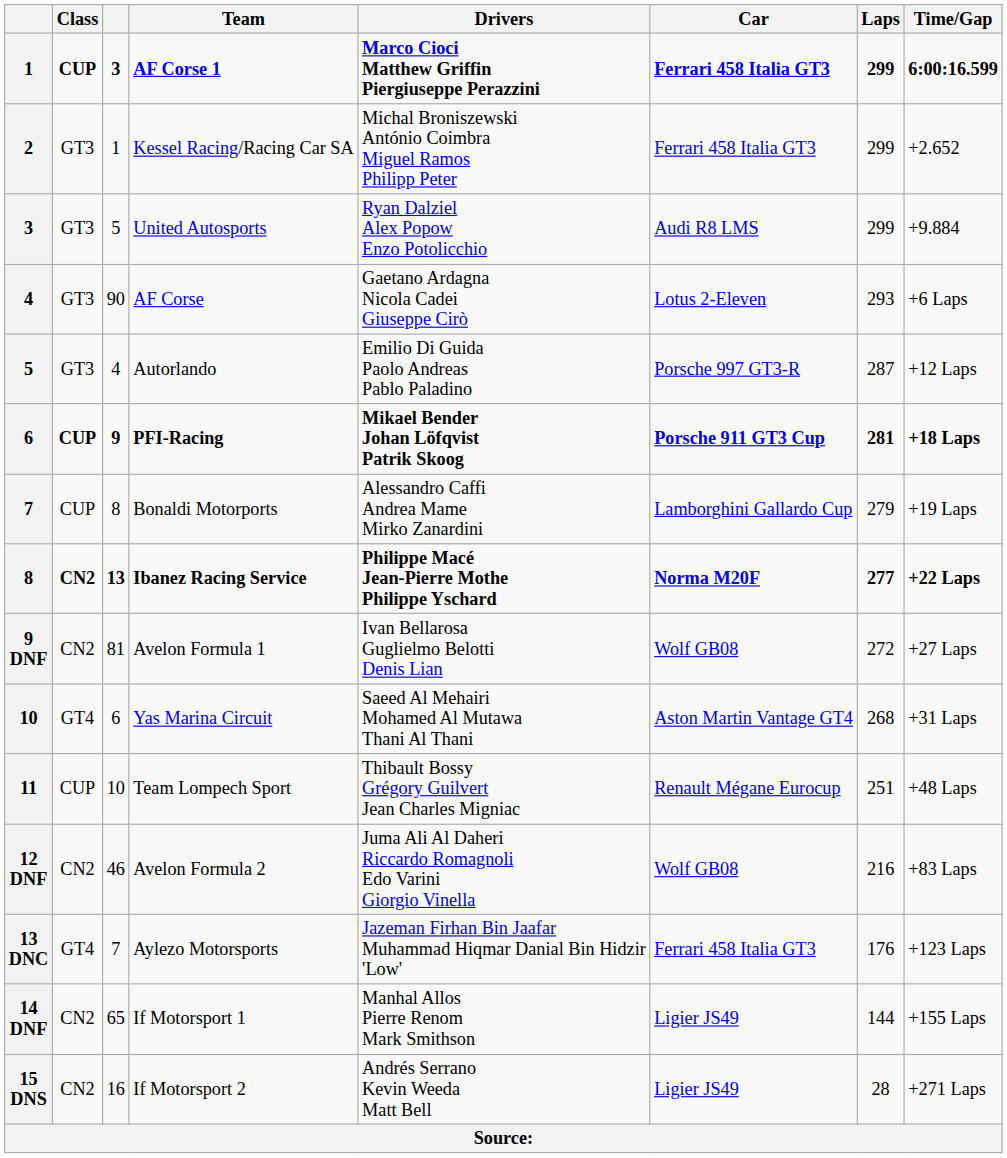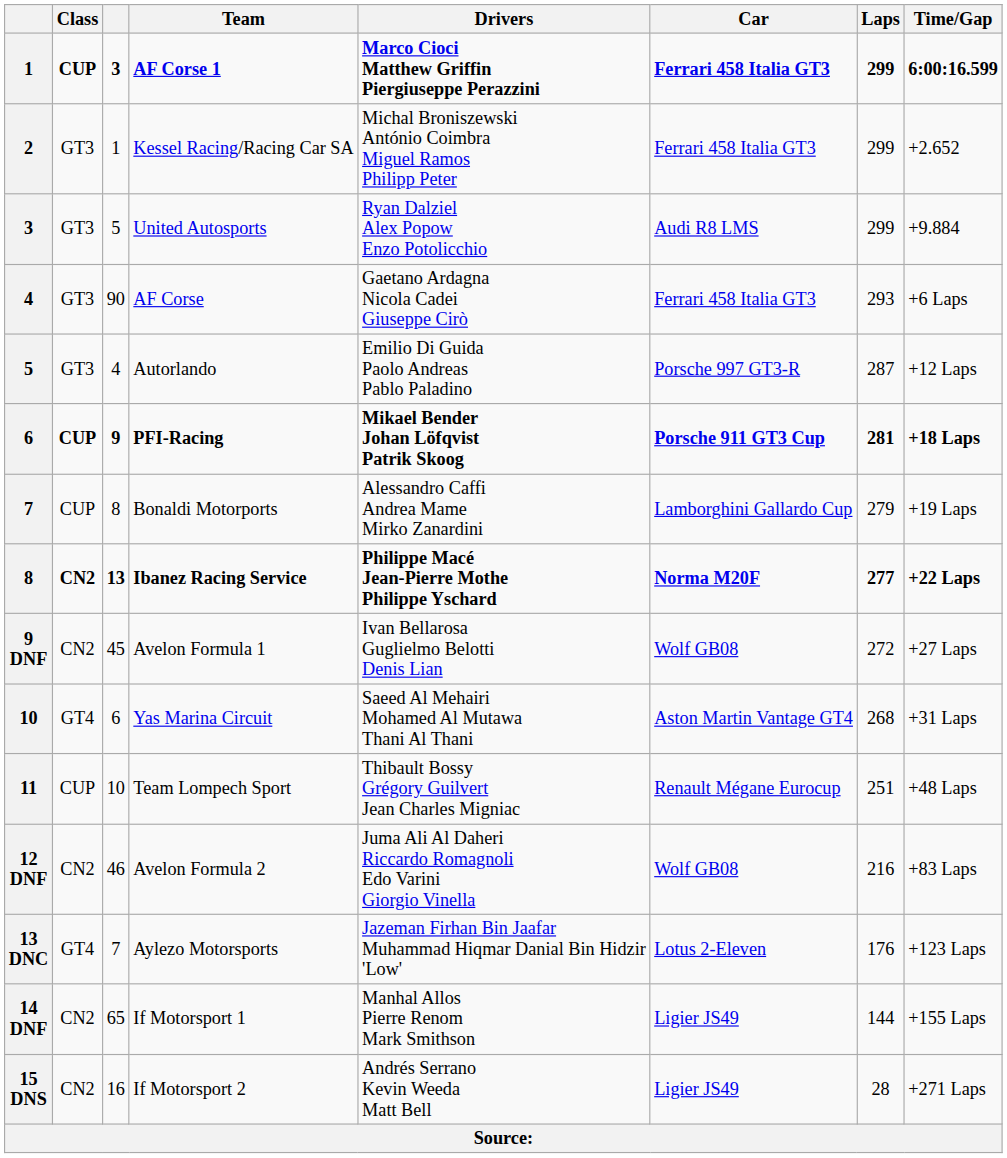(710, 298) Lotus 2-Eleven -> (735, 298) Ferrari 458 Italia GT3
(116, 648) 81 -> (116, 648) 45
(735, 949) Ferrari 458 Italia GT3 -> (710, 949) Lotus 2-Eleven
